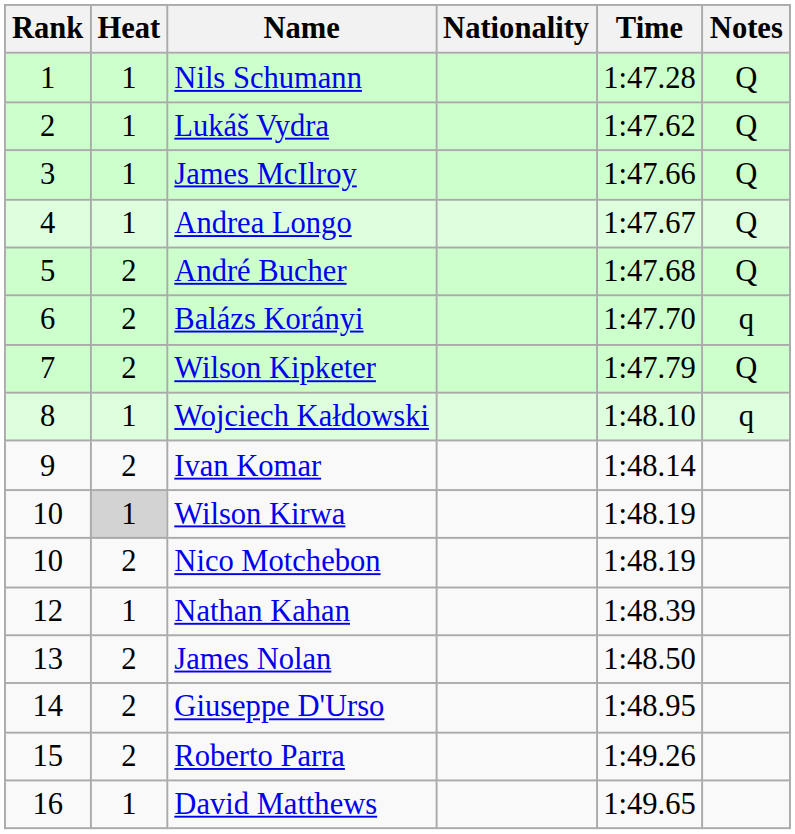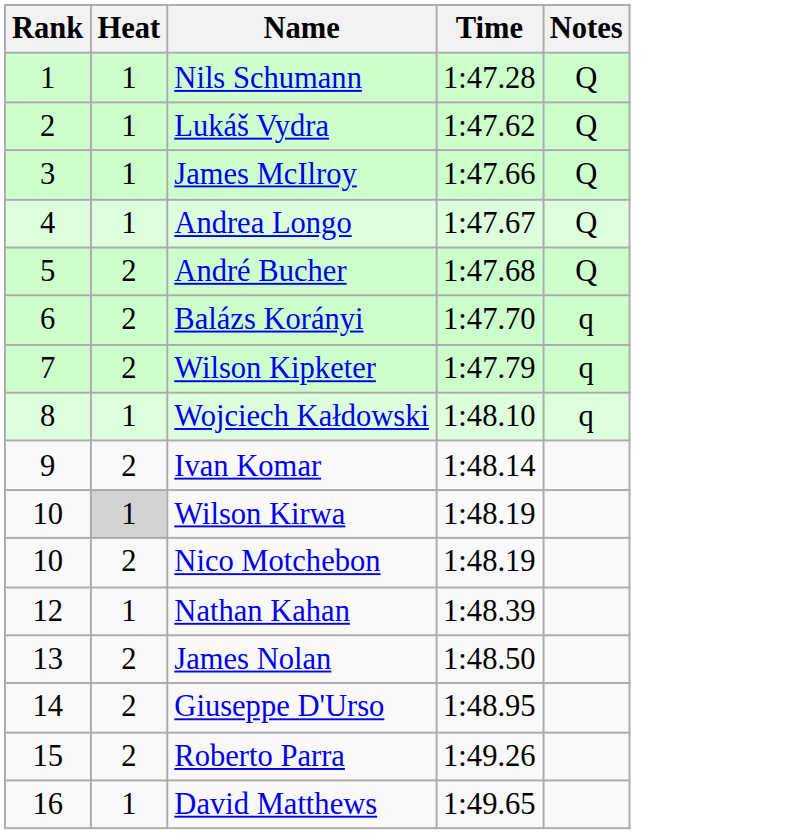- column: (516, 28)
(746, 367) Q -> (586, 367) q
